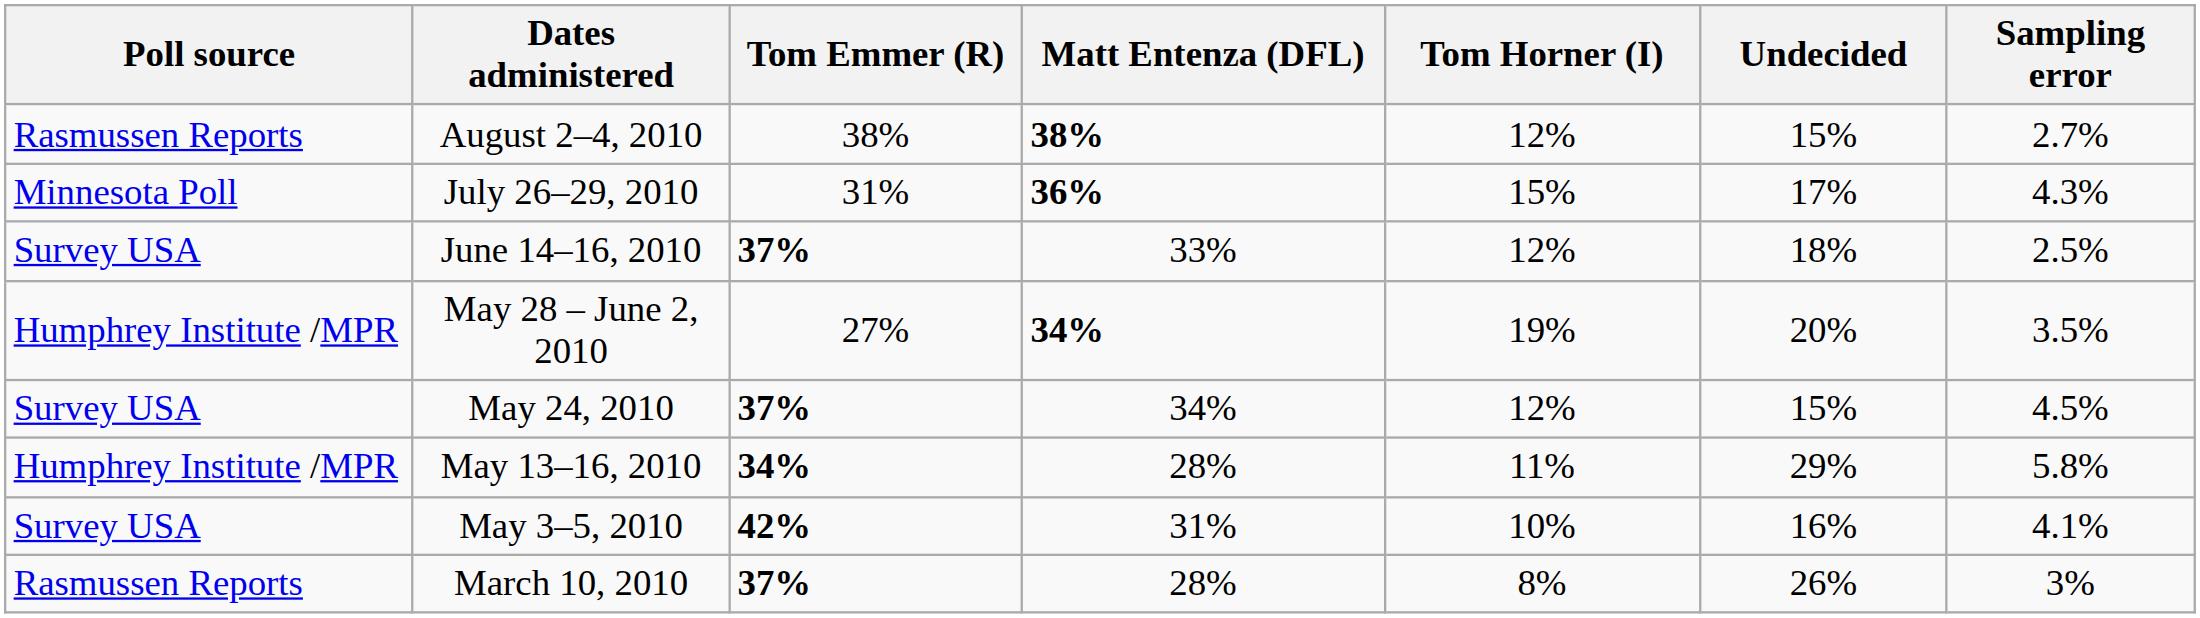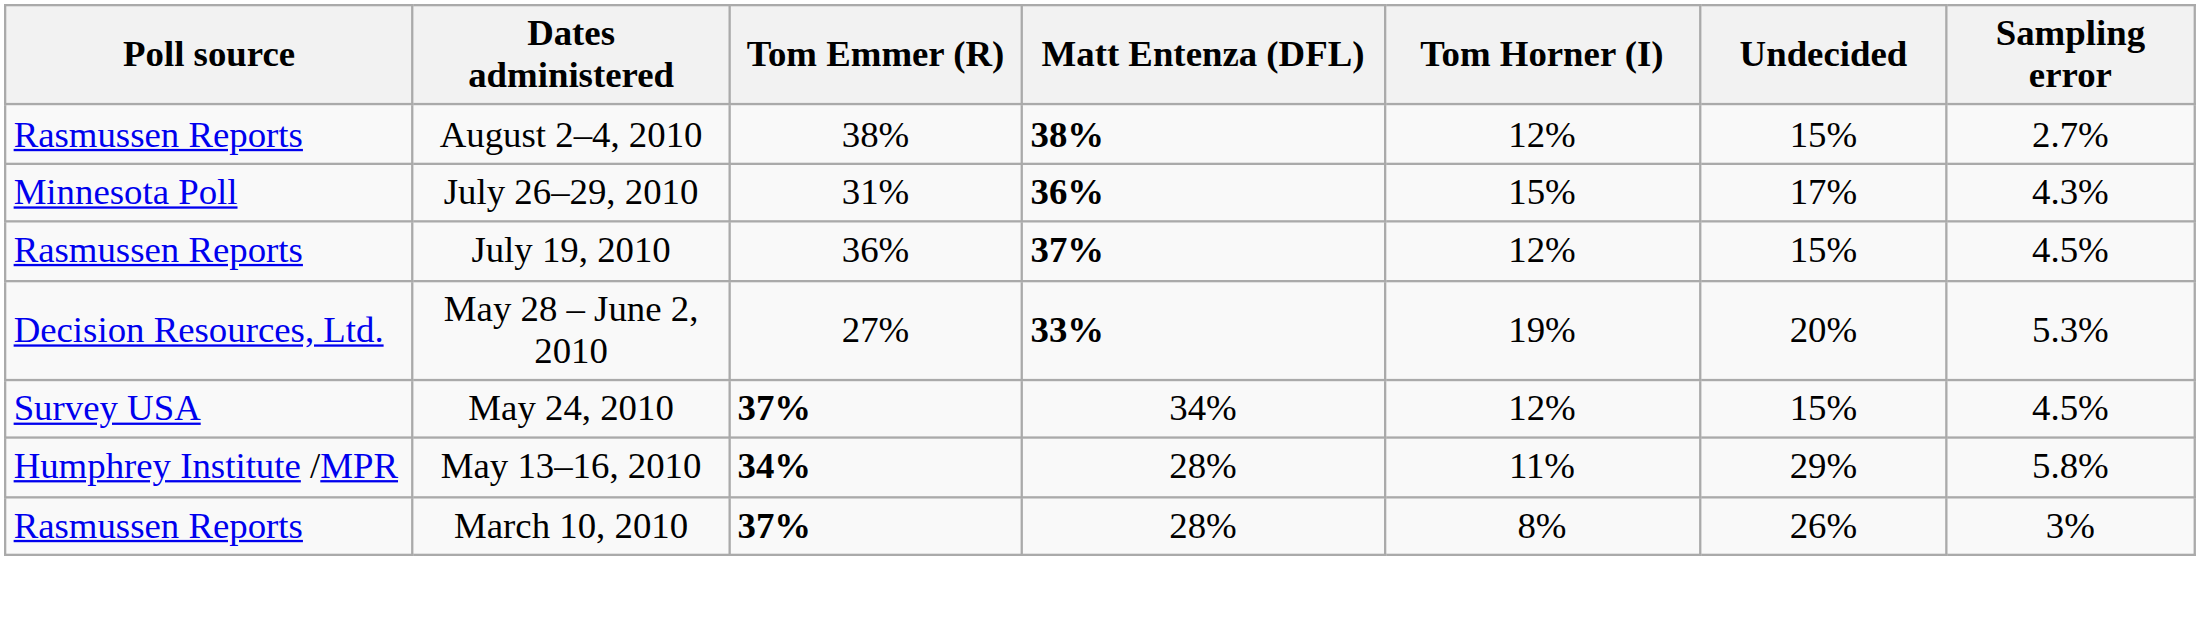+ row: (571, 250)
- row: (571, 250)
(206, 329) Humphrey Institute /MPR -> (199, 329) Decision Resources, Ltd.
(1067, 329) 34% -> (1067, 329) 33%
(2070, 329) 3.5% -> (2070, 329) 5.3%
- row: (571, 525)
